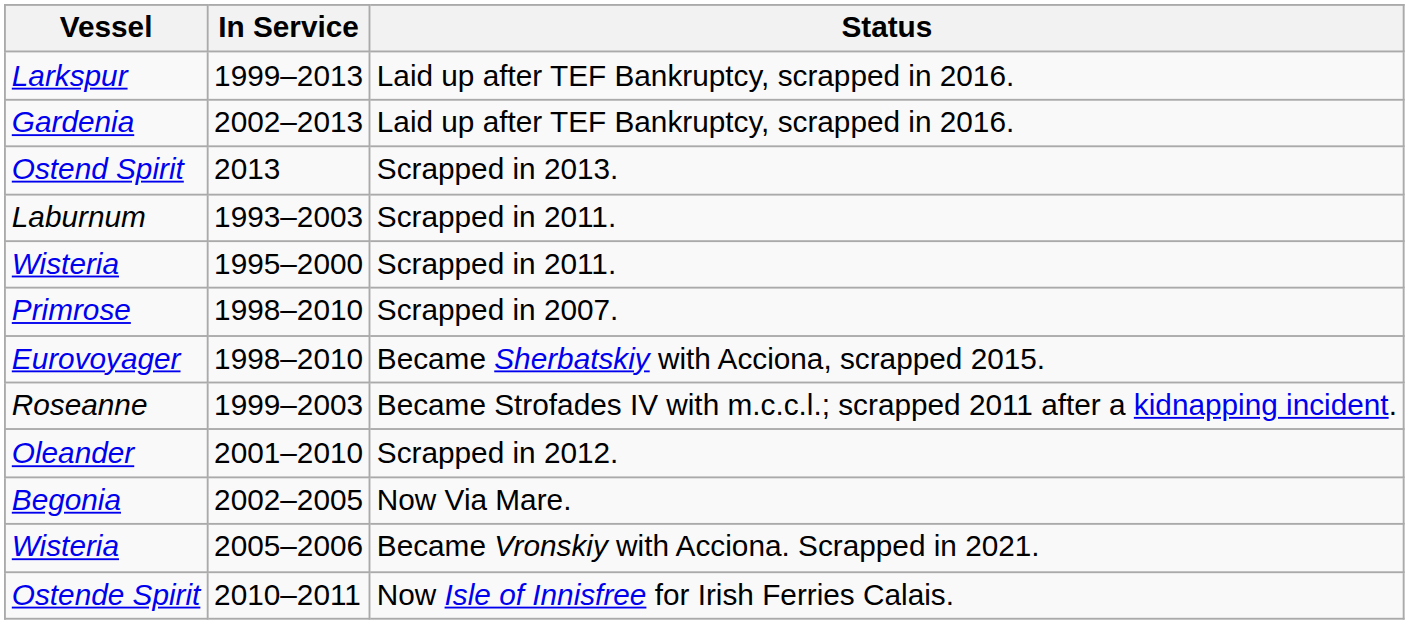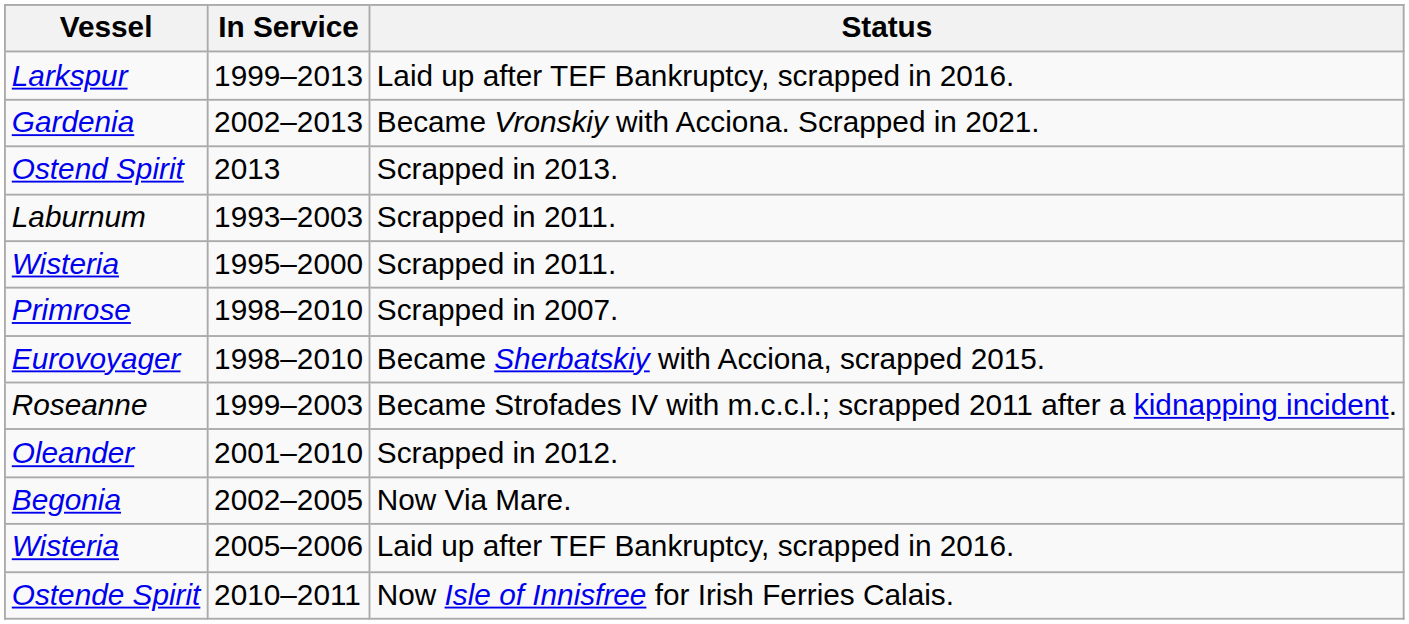(696, 122) Laid up after TEF Bankruptcy, scrapped in 2016. -> (708, 122) Became Vronskiy with Acciona. Scrapped in 2021.
(708, 547) Became Vronskiy with Acciona. Scrapped in 2021. -> (696, 547) Laid up after TEF Bankruptcy, scrapped in 2016.
